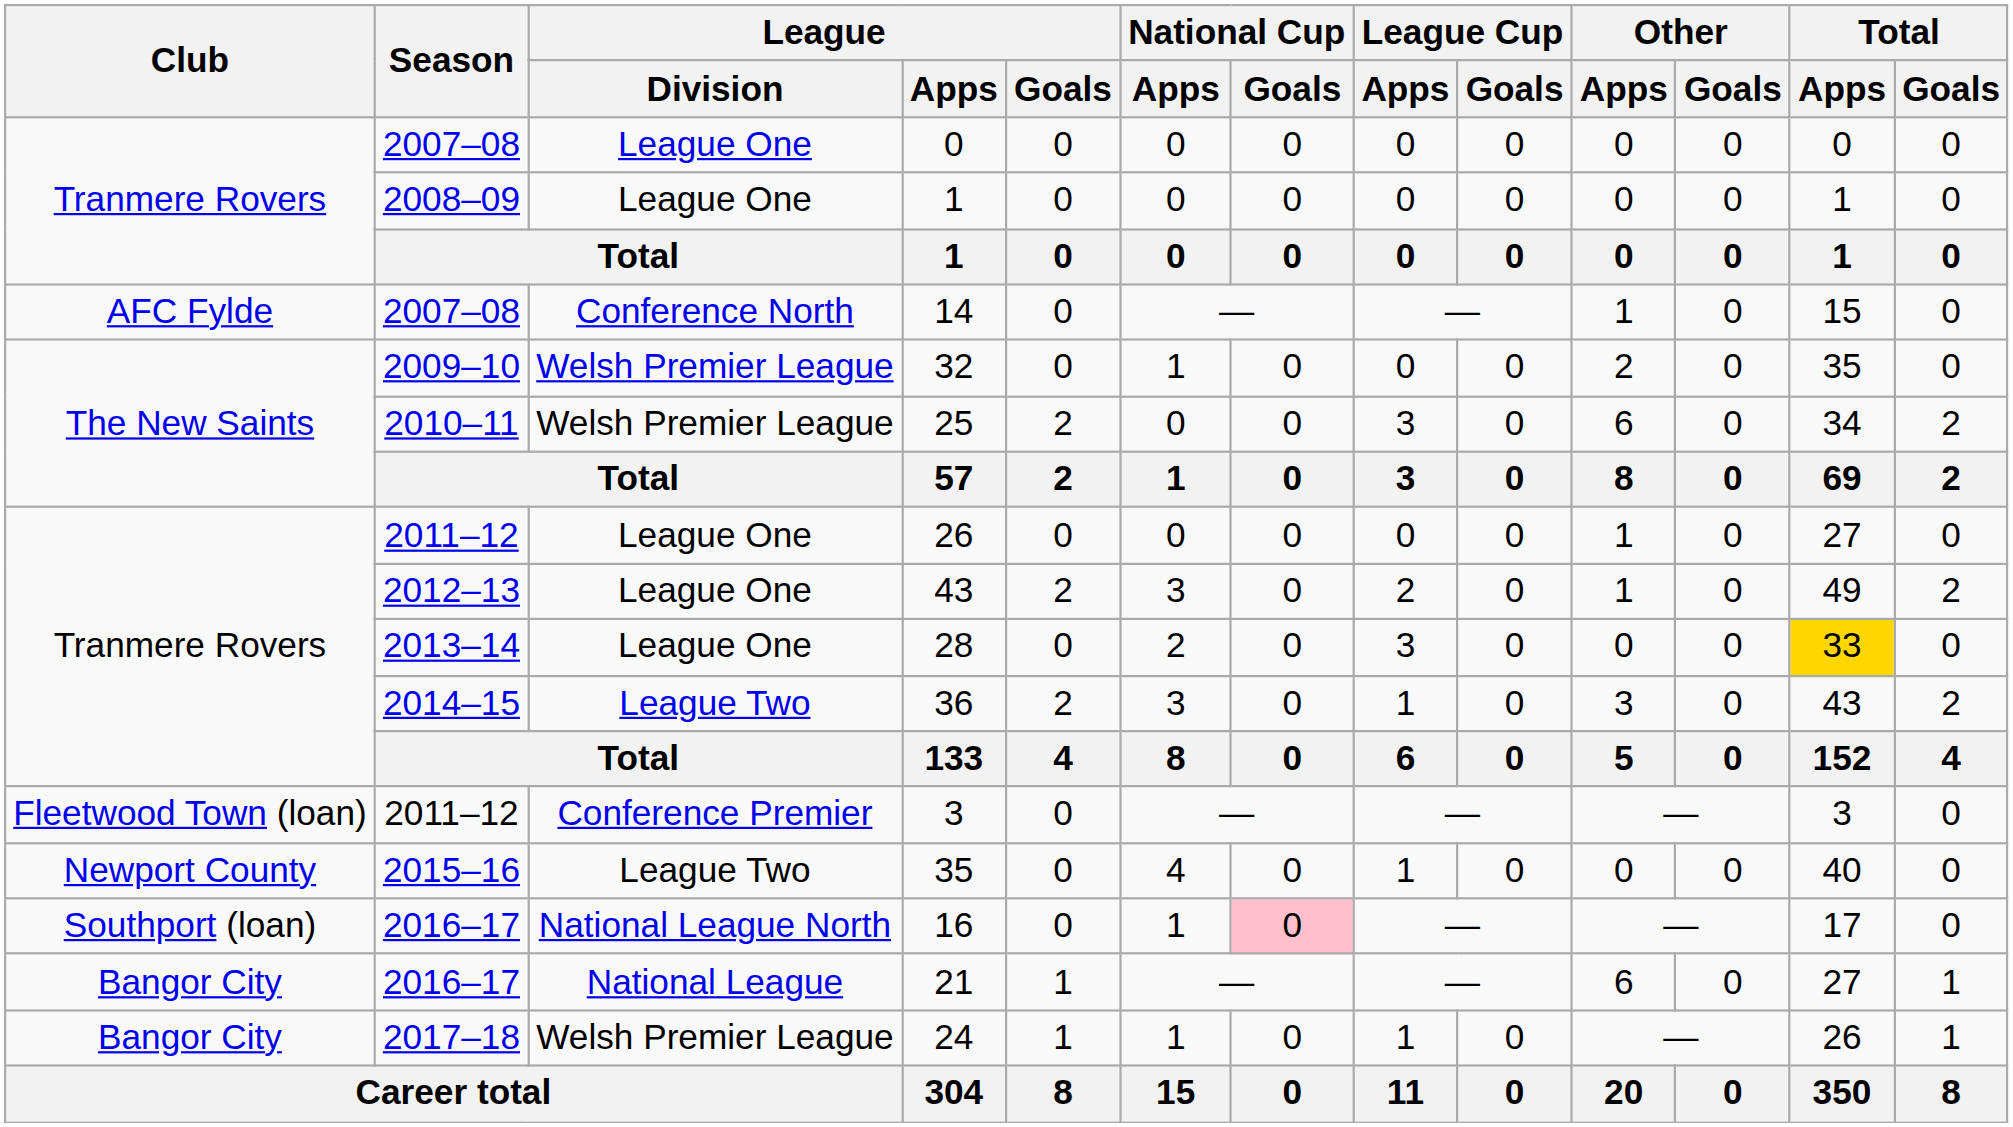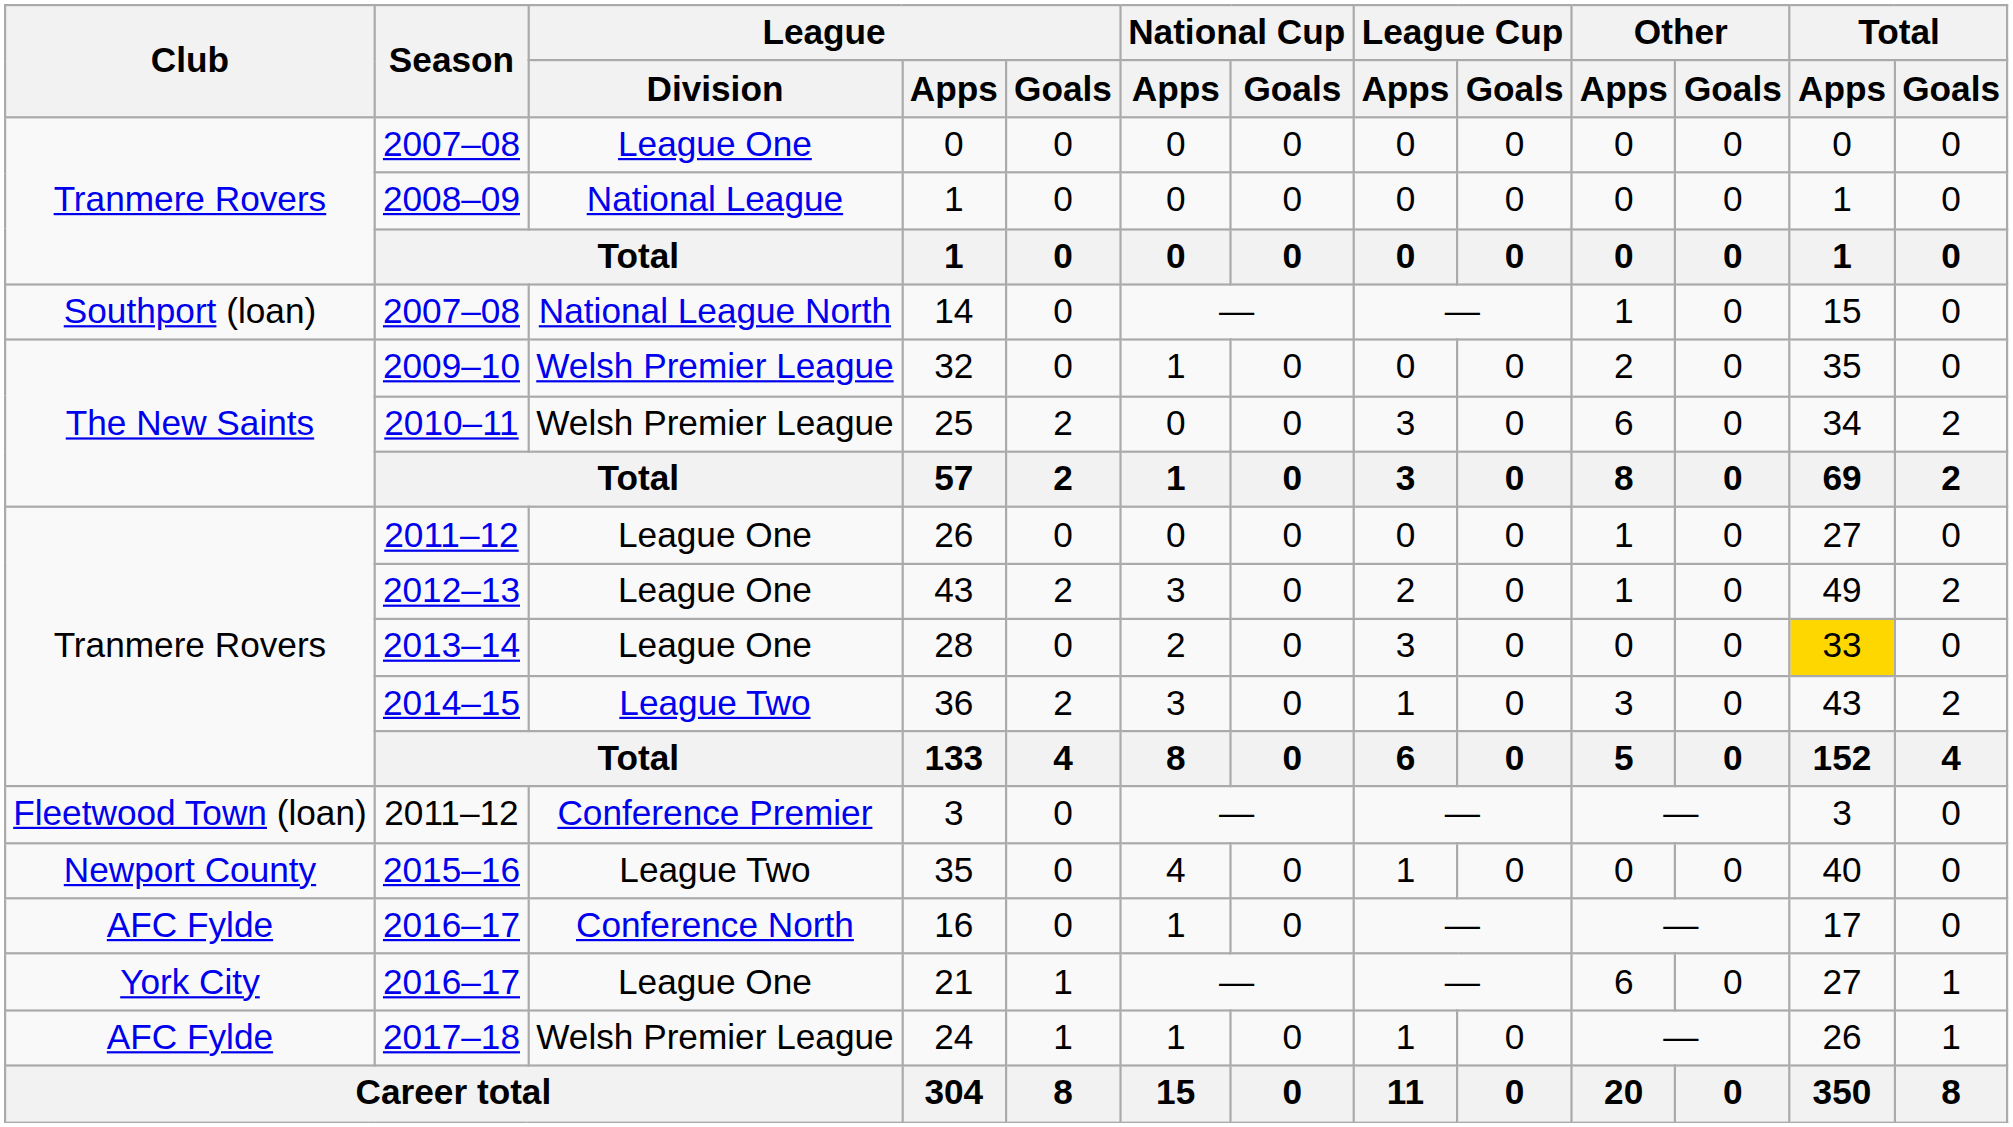(715, 199) League One -> (715, 199) National League
(190, 311) AFC Fylde -> (190, 311) Southport (loan)
(715, 311) Conference North -> (715, 311) National League North
(190, 925) Southport (loan) -> (190, 925) AFC Fylde
(715, 925) National League North -> (715, 925) Conference North
(1292, 925) pink background -> (1292, 925) no background
(190, 981) Bangor City -> (190, 981) York City
(715, 981) National League -> (715, 981) League One
(190, 1037) Bangor City -> (190, 1037) AFC Fylde
